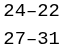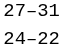rows swapped: (32, 11) <-> (32, 39)
